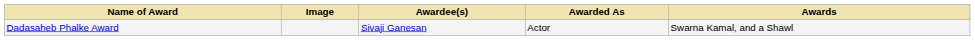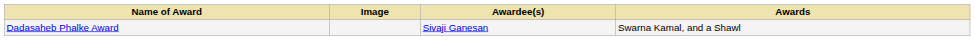- column: (597, 12)
